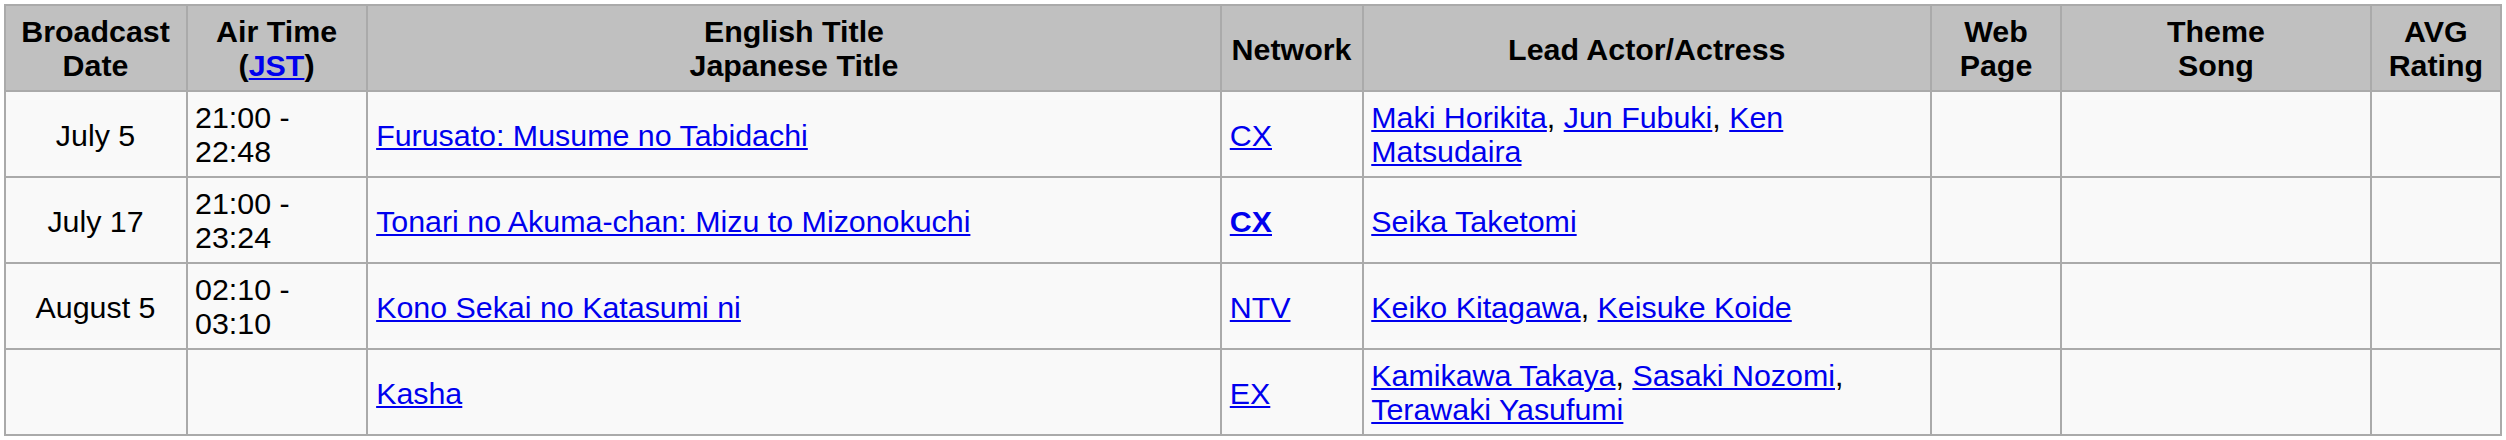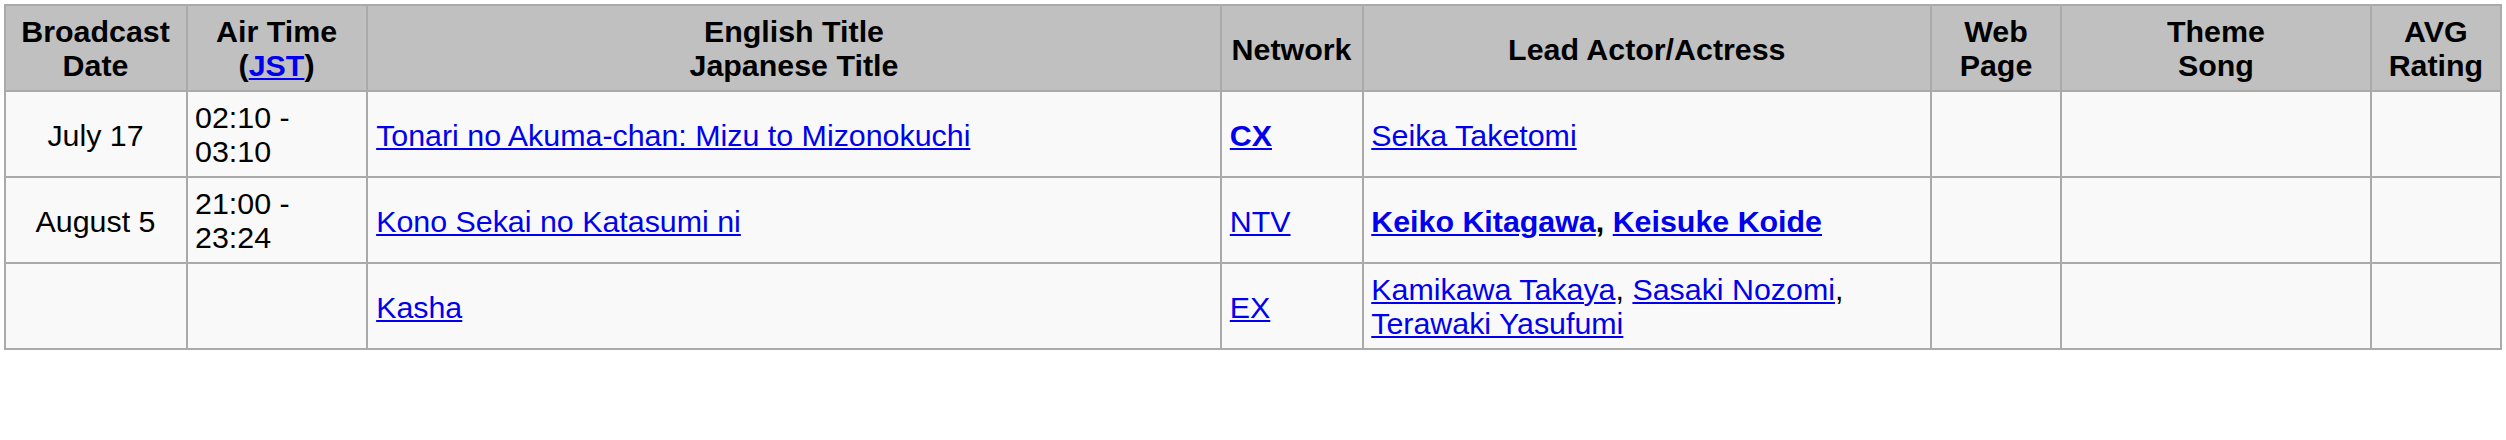- row: (96, 134)
(242, 220) 21:00 - 23:24 -> (242, 134) 02:10 - 03:10
(242, 306) 02:10 - 03:10 -> (242, 220) 21:00 - 23:24
(1582, 306) normal -> (1597, 220) bold
